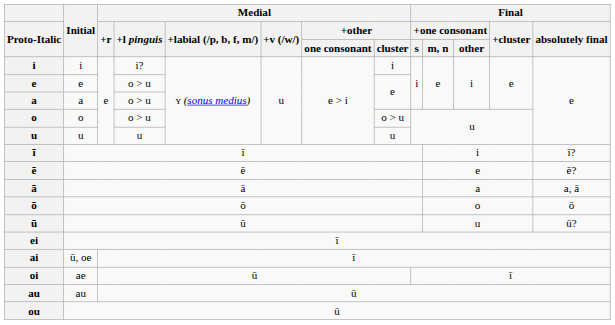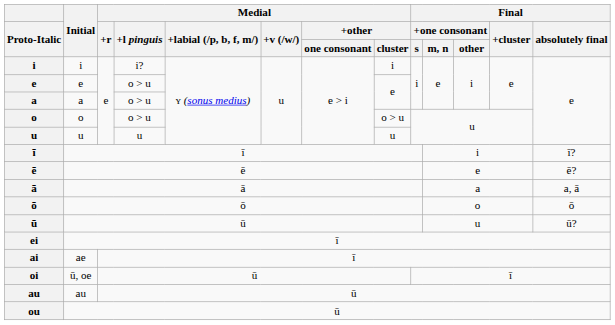(81, 258) ū, oe -> (81, 258) ae
(81, 275) ae -> (81, 275) ū, oe
